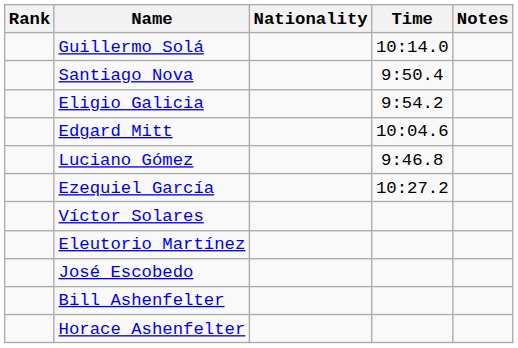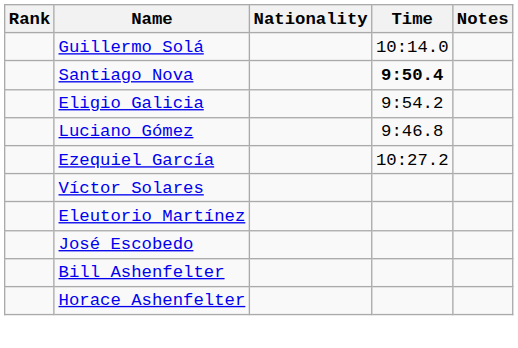(412, 75) normal -> (412, 75) bold
- row: (116, 131)
